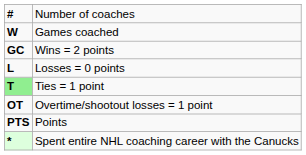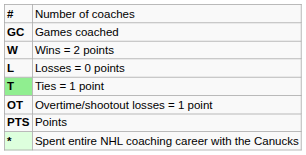(13, 32) W -> (16, 32) GC
(16, 50) GC -> (13, 50) W
